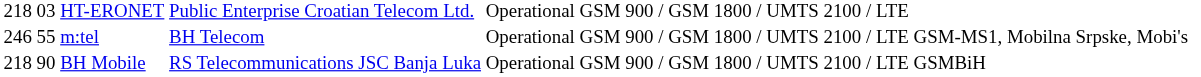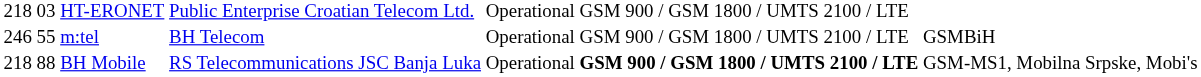(1051, 37) GSM-MS1, Mobilna Srpske, Mobi's -> (959, 37) GSMBiH
(46, 62) 90 -> (46, 62) 88
(744, 62) normal -> (749, 62) bold
(950, 62) GSMBiH -> (1060, 62) GSM-MS1, Mobilna Srpske, Mobi's
